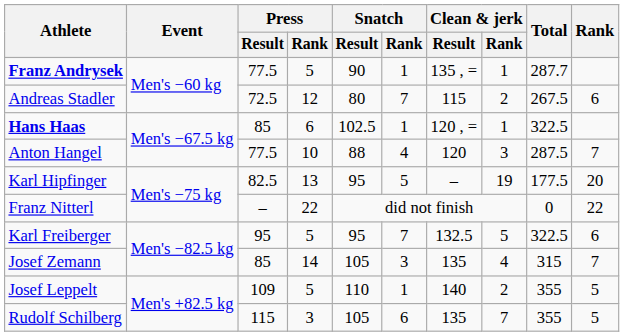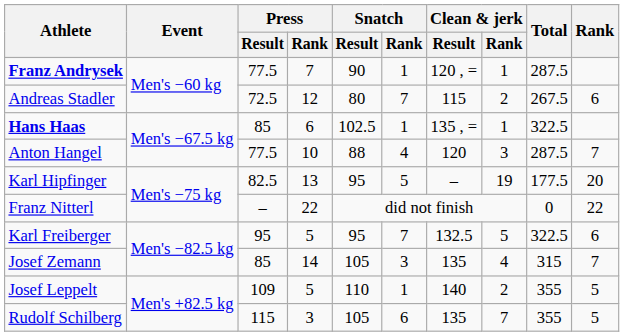(310, 71) 5 -> (310, 71) 7
(454, 71) 135 , = -> (454, 71) 120 , =
(549, 71) 287.7 -> (549, 71) 287.5
(454, 126) 120 , = -> (454, 126) 135 , =
